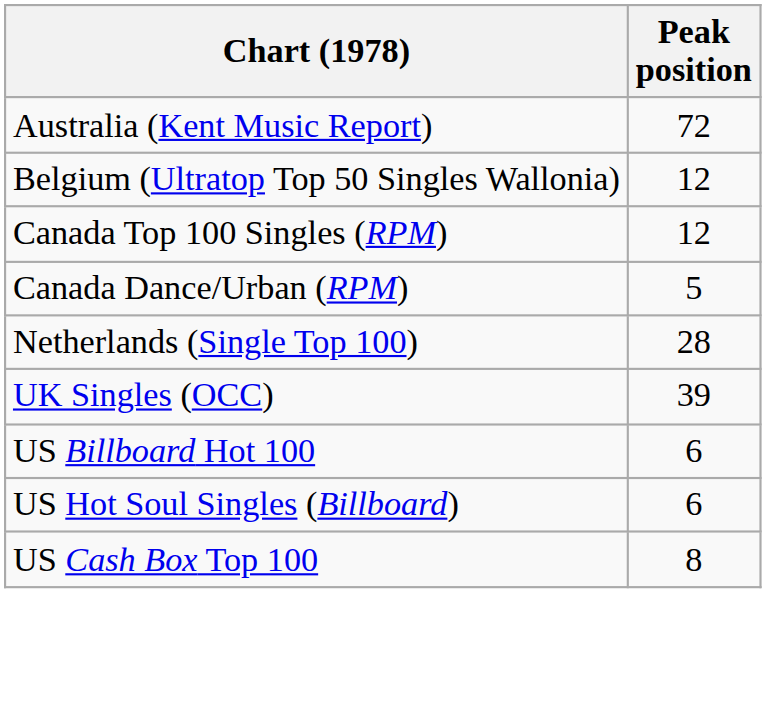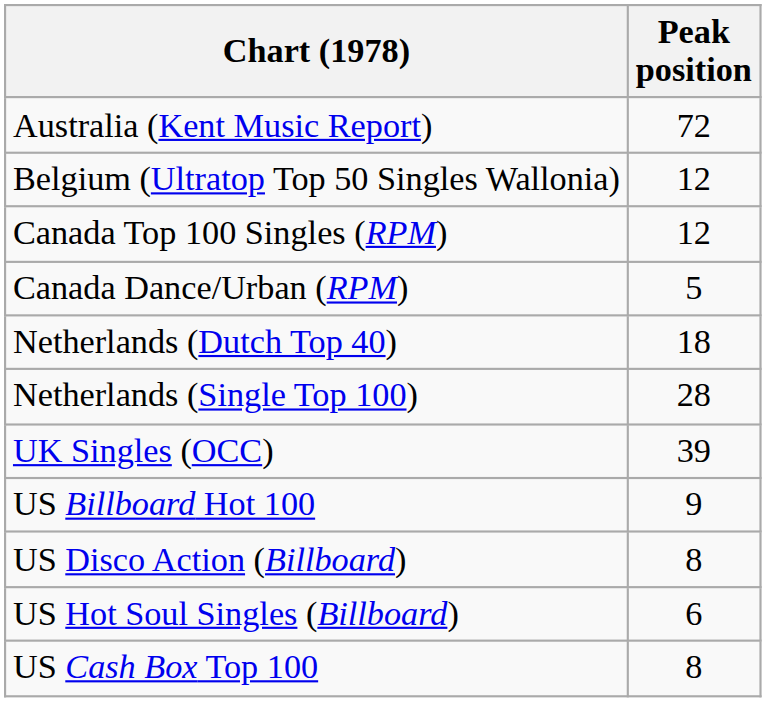+ row: (205, 341)
(694, 450) 6 -> (694, 504) 9
+ row: (210, 558)
